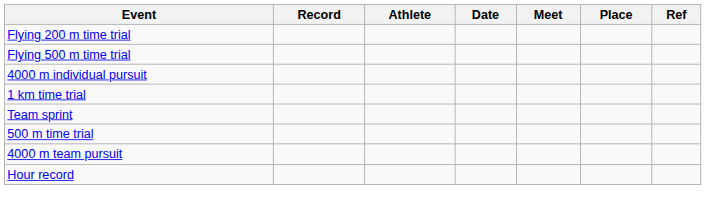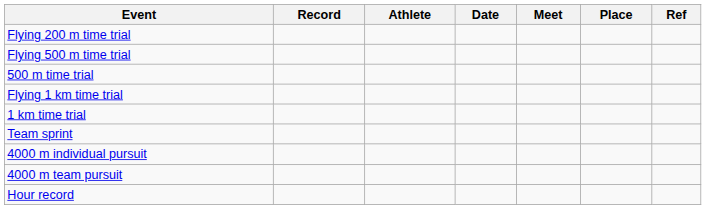rows swapped: (50, 134) <-> (77, 75)
+ row: (65, 94)
